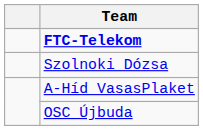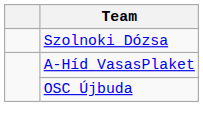- row: (93, 41)
